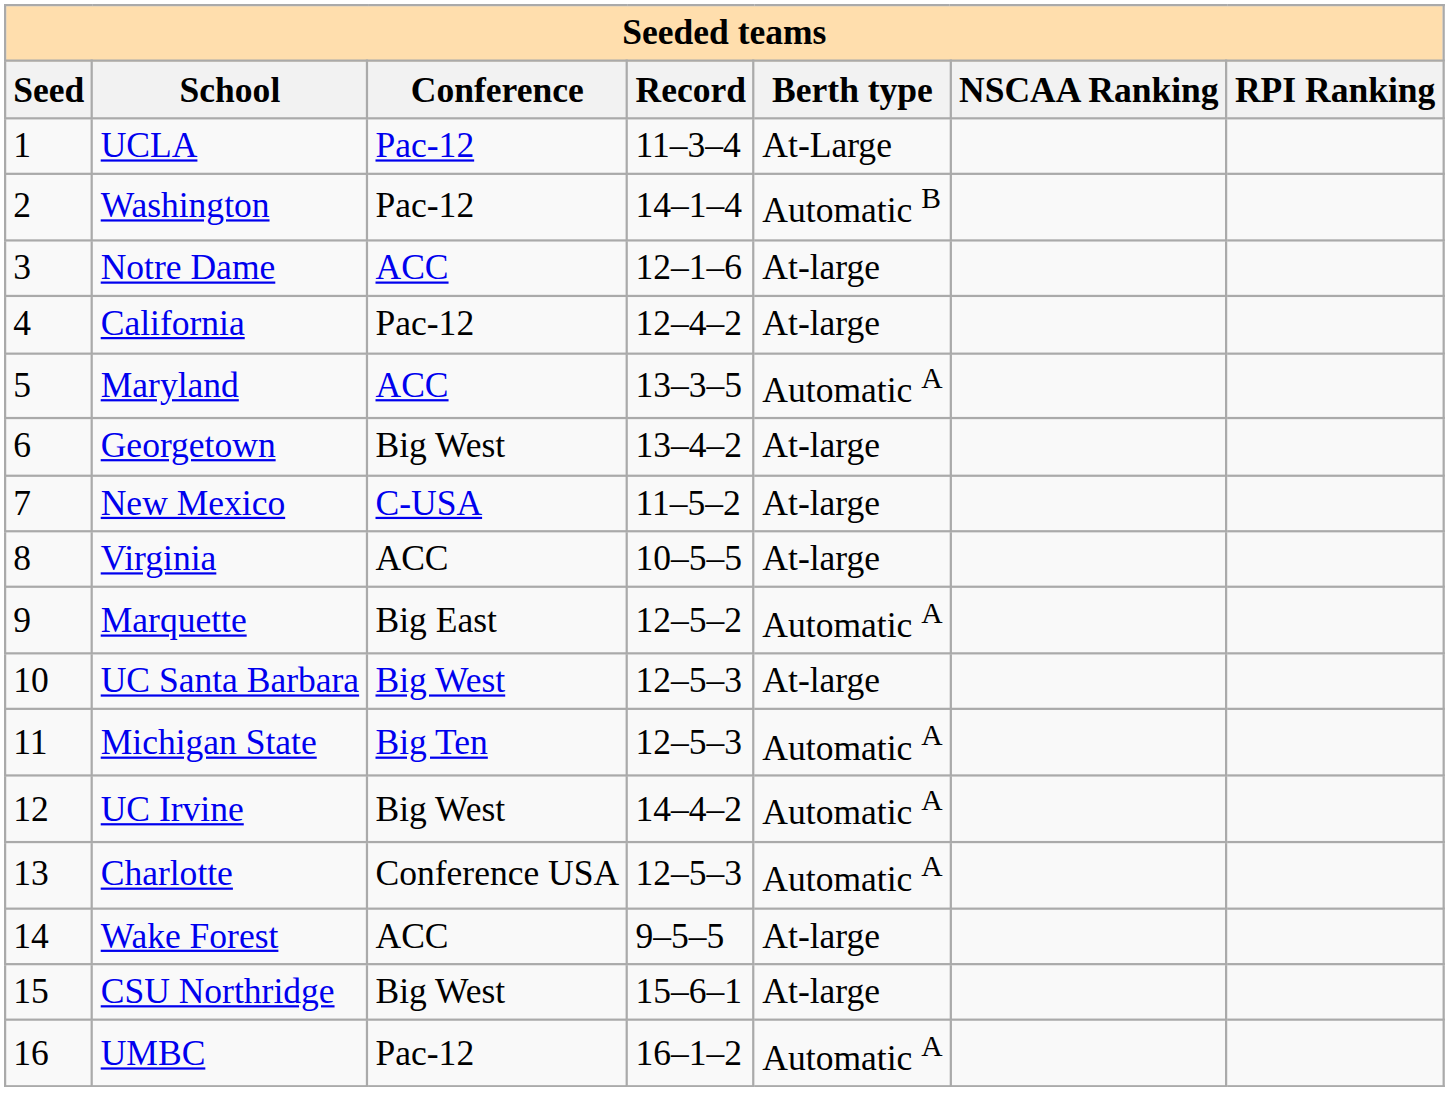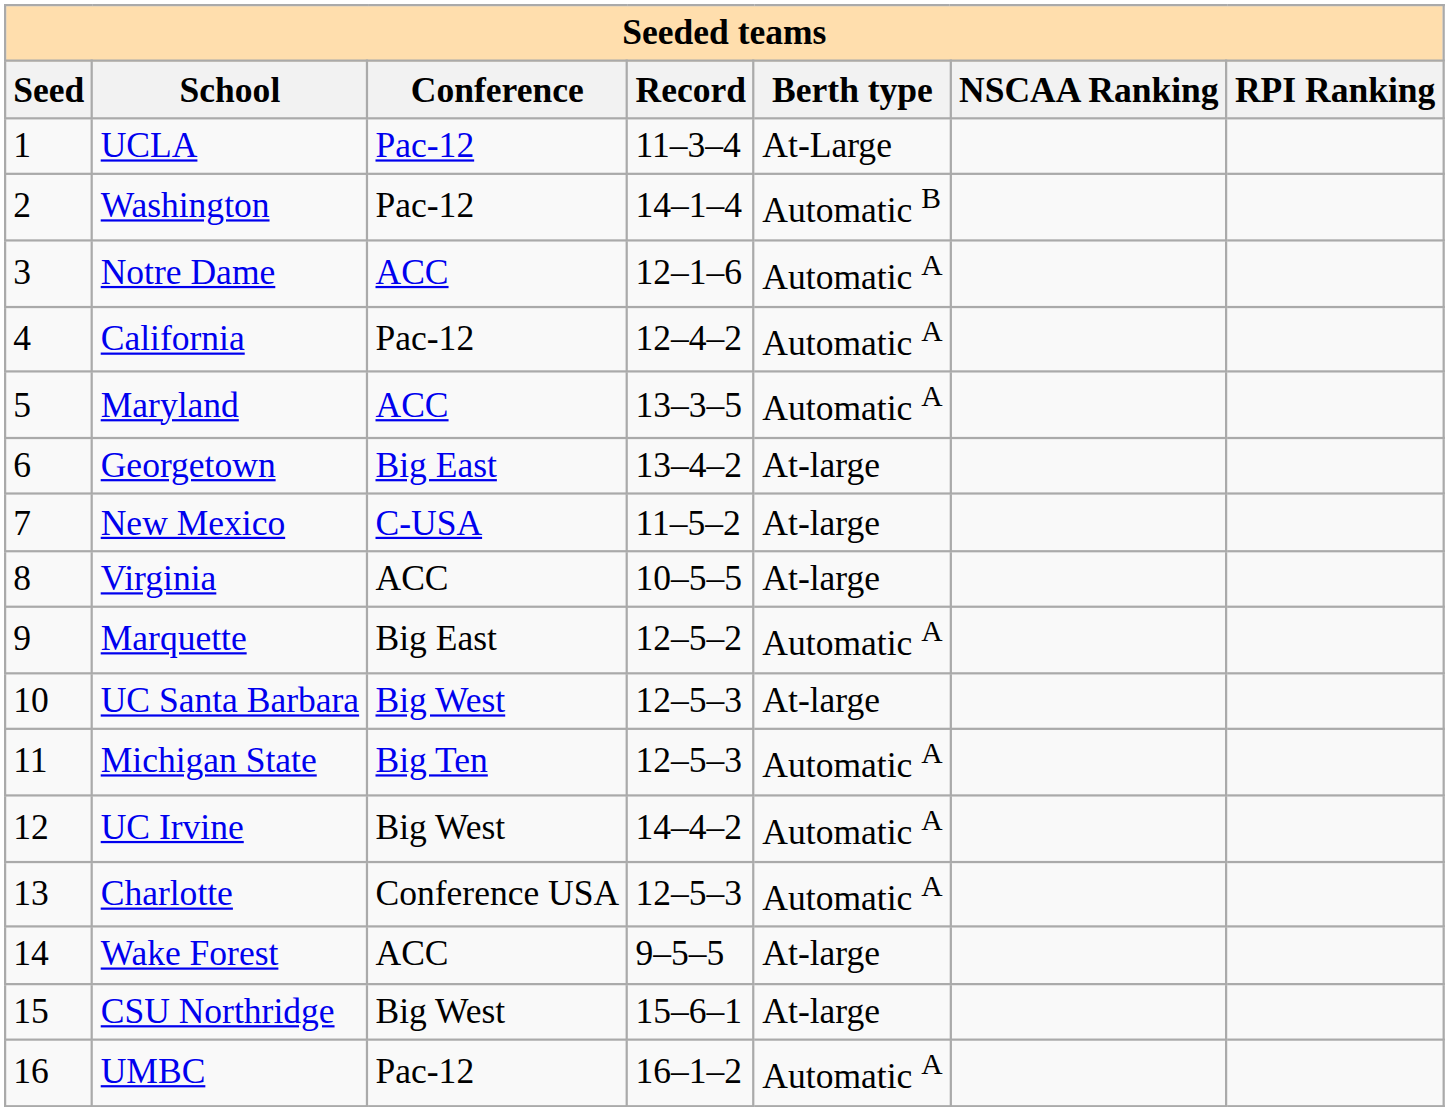(821, 267) At-large -> (852, 272) Automatic A
(821, 323) At-large -> (852, 338) Automatic A
(440, 446) Big West -> (436, 465) Big East
